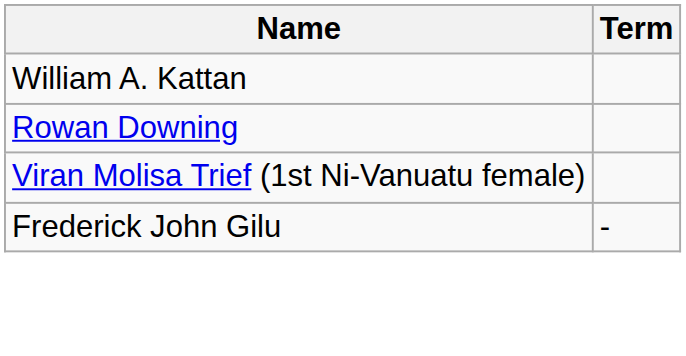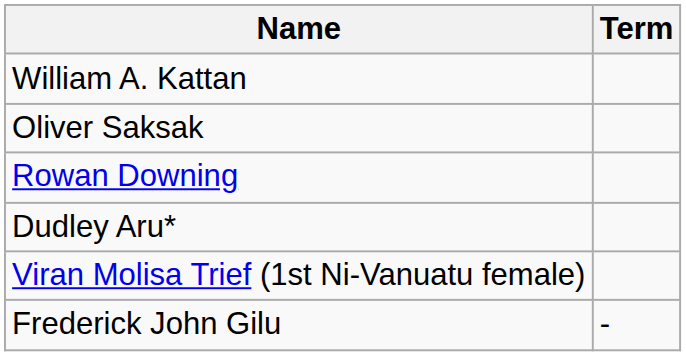+ row: (108, 127)
+ row: (94, 226)
